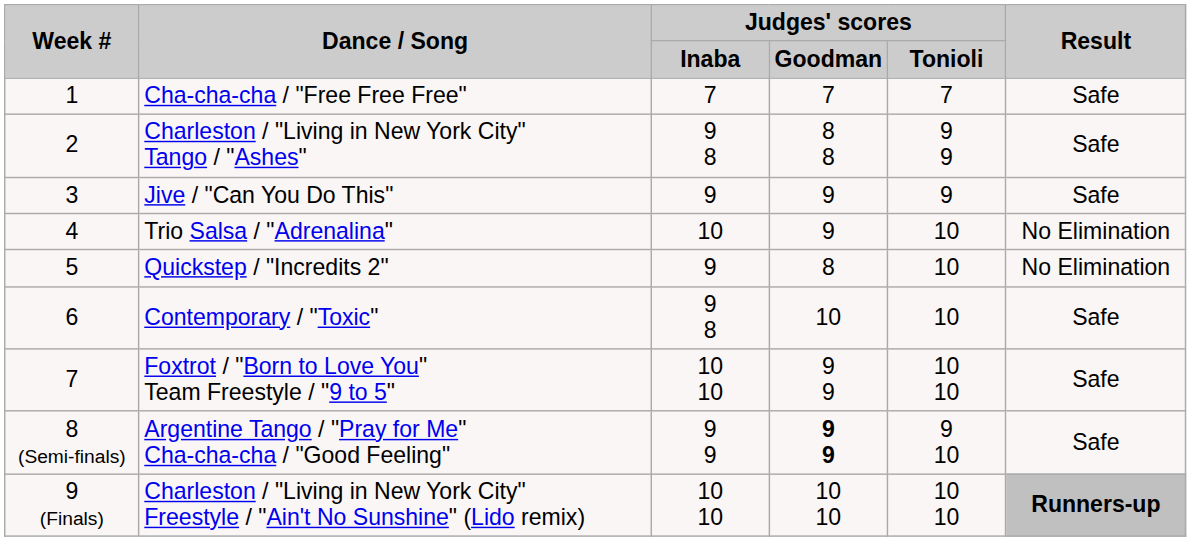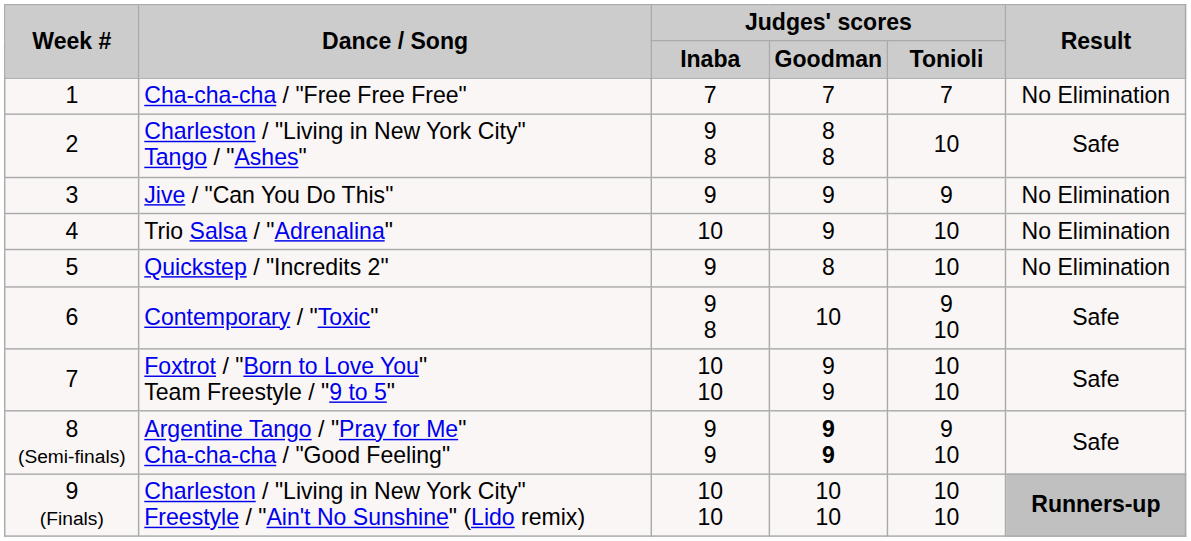(1096, 95) Safe -> (1096, 95) No Elimination
(947, 145) 9 9 -> (947, 145) 10
(1096, 194) Safe -> (1096, 194) No Elimination
(947, 317) 10 -> (947, 317) 9 10
